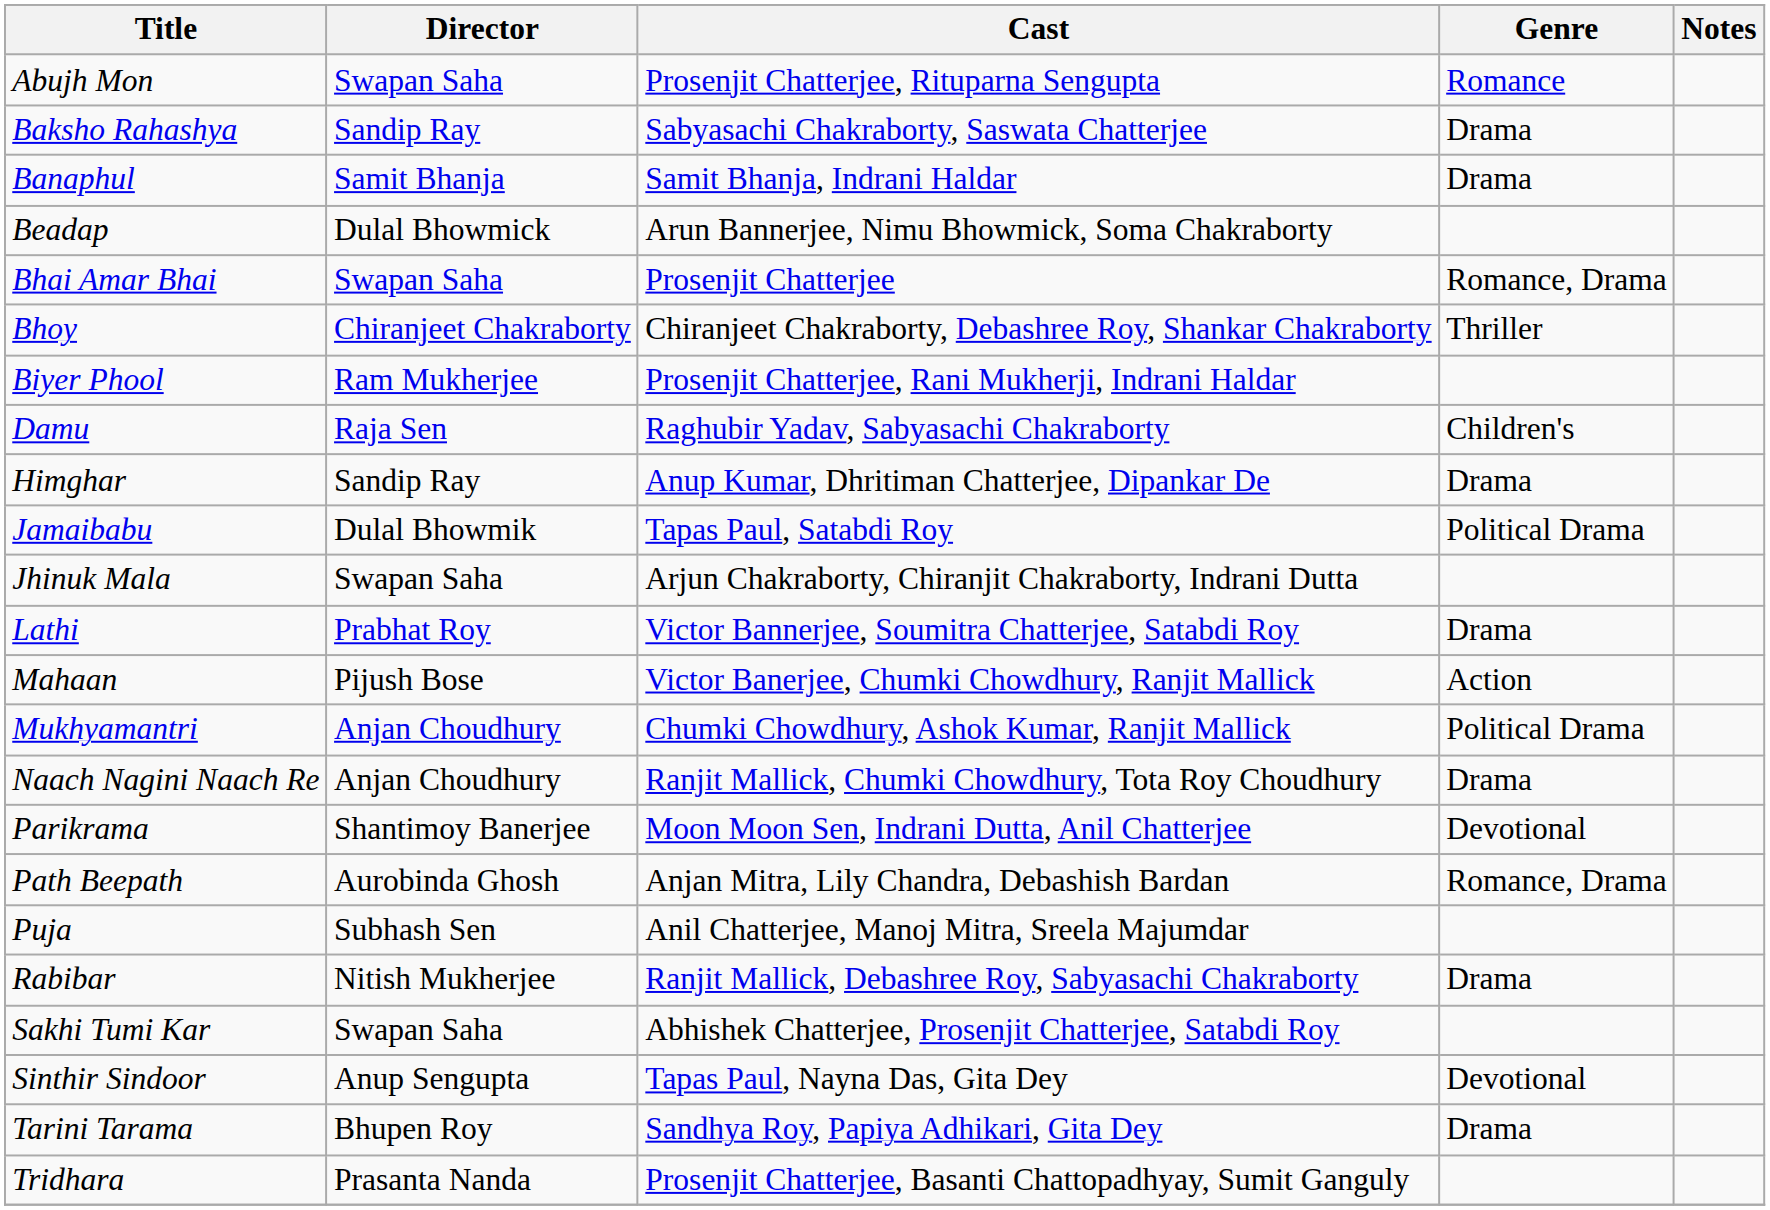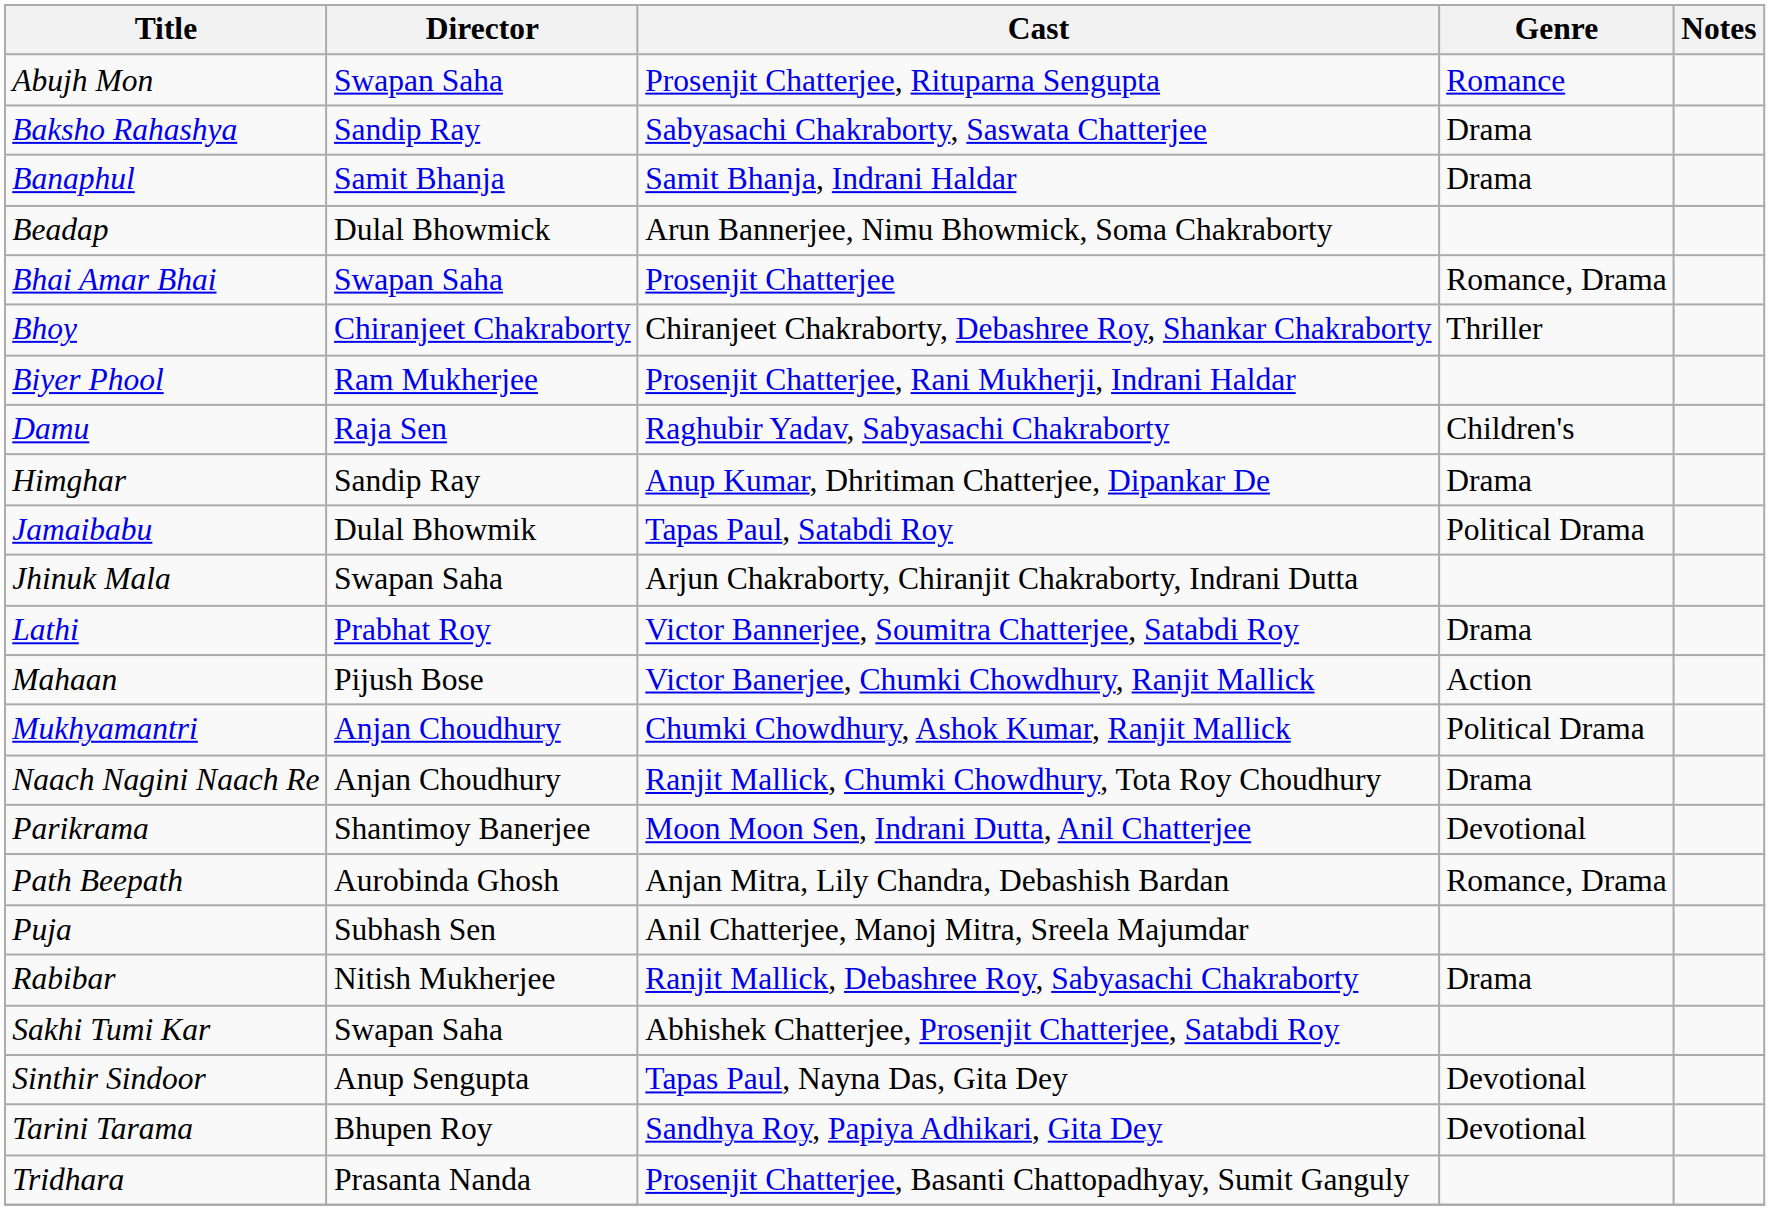(1489, 1129) Drama -> (1516, 1129) Devotional
